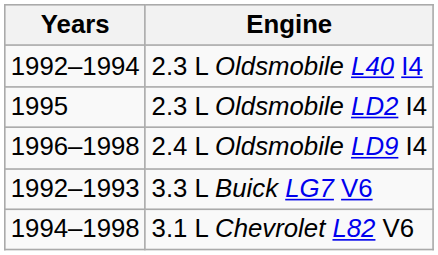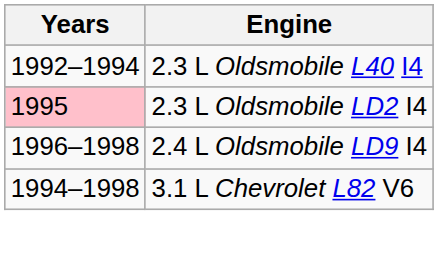(39, 106) no background -> (39, 106) pink background
- row: (262, 188)
